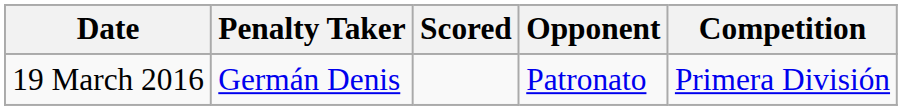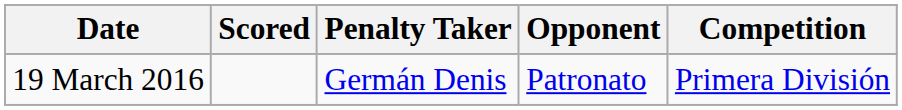columns swapped: (312, 29) <-> (466, 29)
